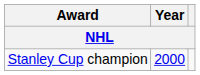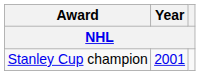(170, 59) 2000 -> (170, 59) 2001
